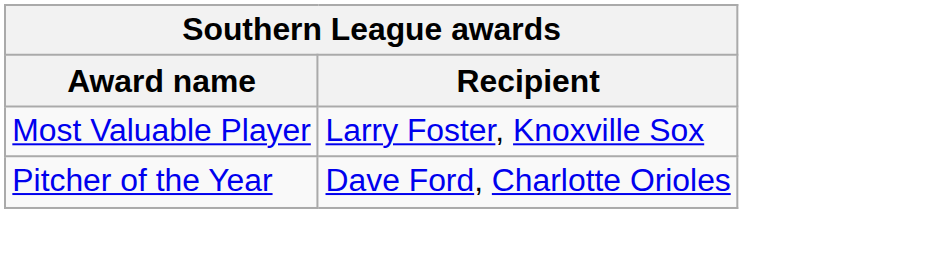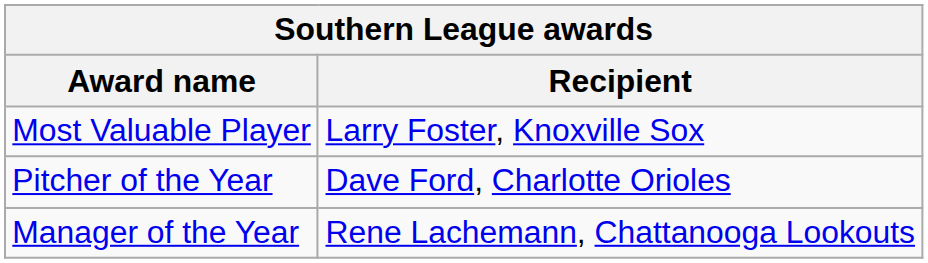+ row: (156, 231)
